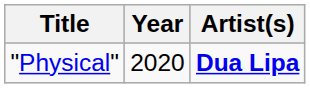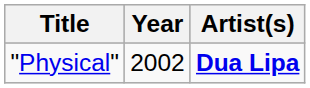(157, 62) 2020 -> (157, 62) 2002
